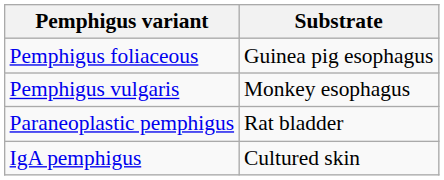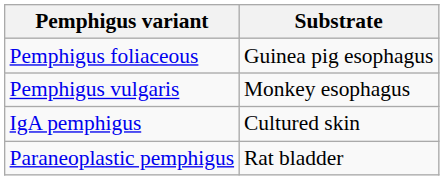rows swapped: (75, 157) <-> (122, 123)
